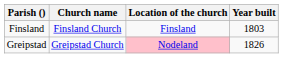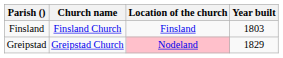(254, 45) 1826 -> (254, 45) 1829
